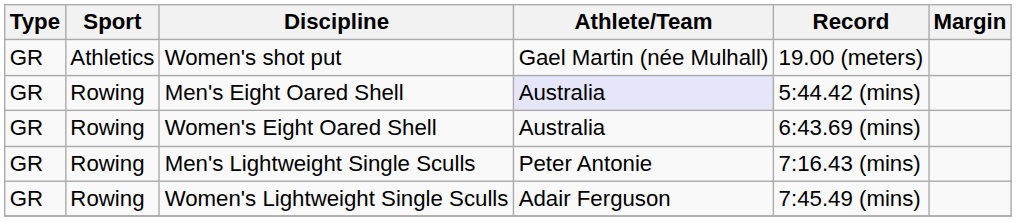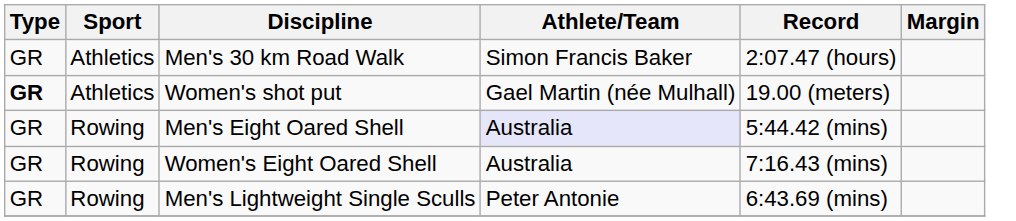+ row: (284, 57)
(27, 57) normal -> (27, 92) bold
(850, 127) 6:43.69 (mins) -> (817, 163) 7:16.43 (mins)
(850, 163) 7:16.43 (mins) -> (817, 198) 6:43.69 (mins)
- row: (337, 198)
